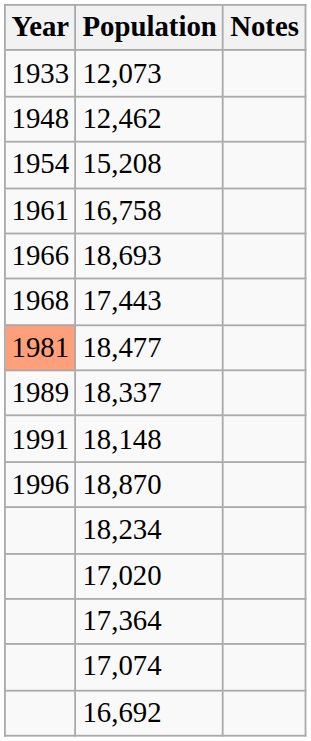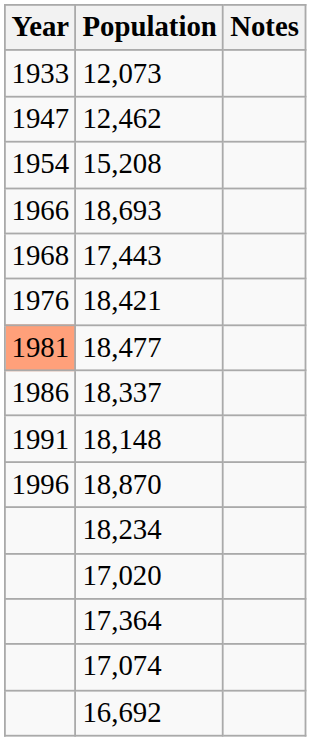(40, 118) 1948 -> (40, 118) 1947
- row: (122, 210)
+ row: (122, 301)
(40, 392) 1989 -> (40, 392) 1986
